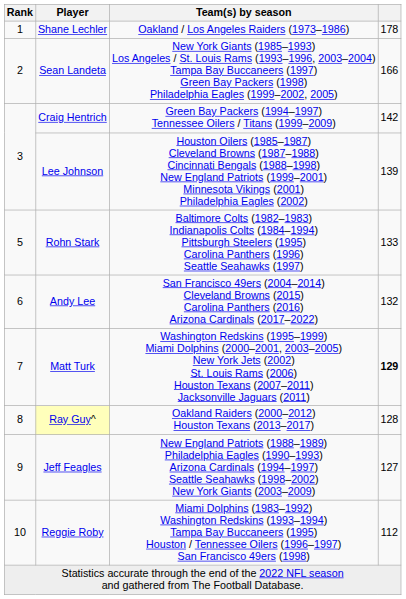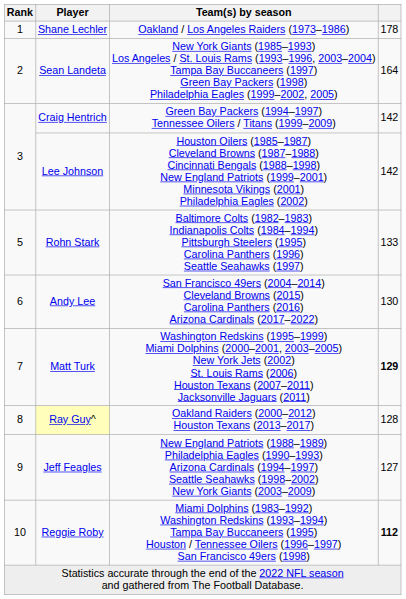(389, 71) 166 -> (389, 71) 164
(389, 171) 139 -> (389, 171) 142
(389, 301) 132 -> (389, 301) 130
(389, 532) normal -> (389, 532) bold
